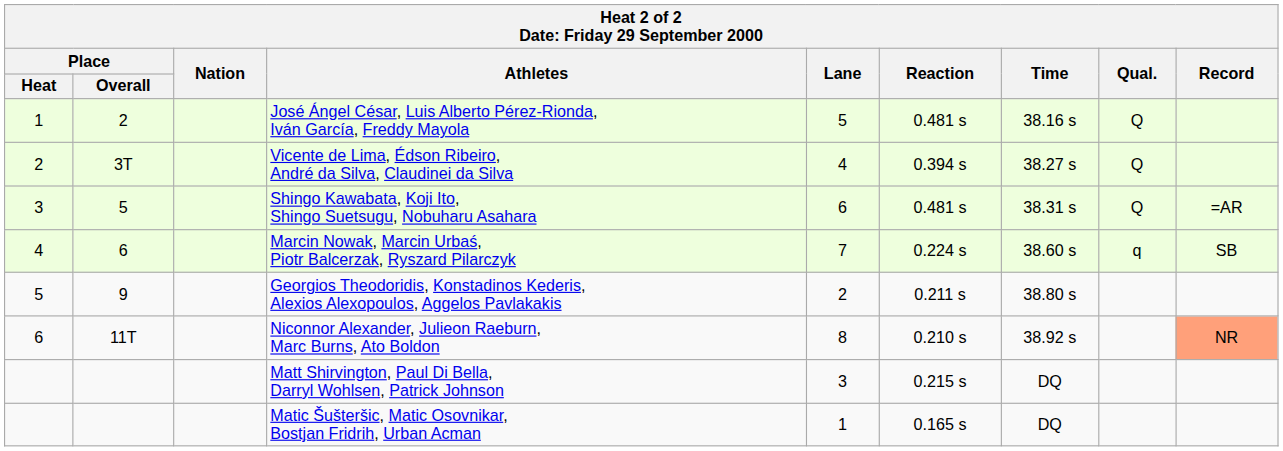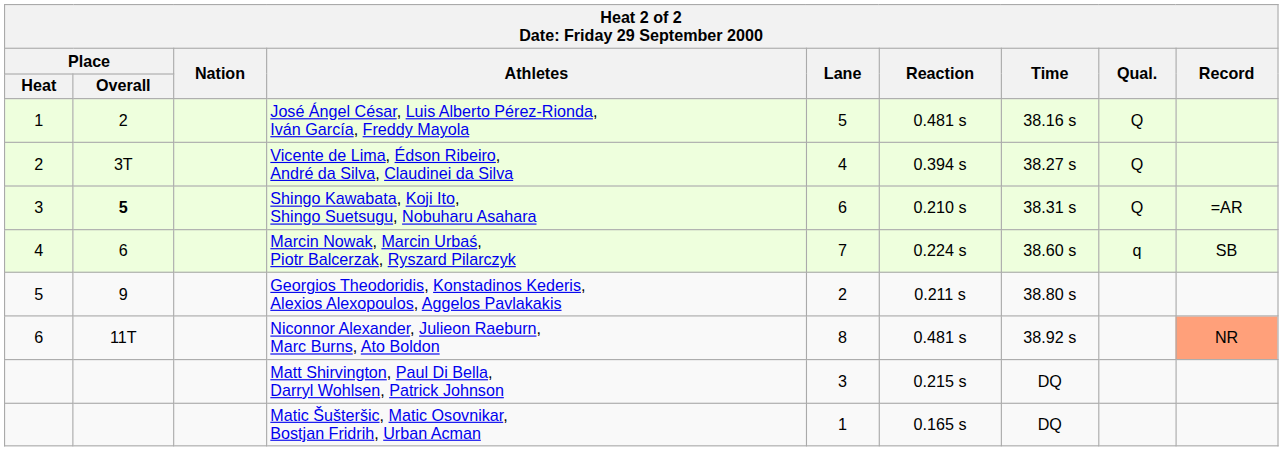(123, 208) normal -> (123, 208) bold
(940, 208) 0.481 s -> (940, 208) 0.210 s
(940, 338) 0.210 s -> (940, 338) 0.481 s
